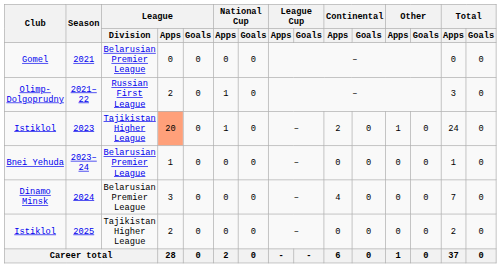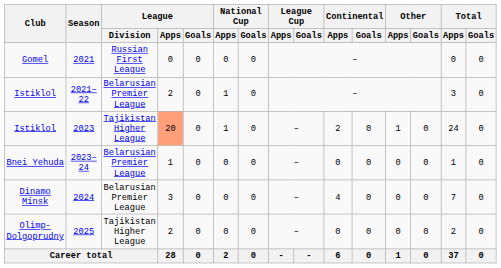(130, 60) Belarusian Premier League -> (130, 60) Russian First League
(35, 94) Olimp-Dolgoprudny -> (35, 94) Istiklol
(130, 94) Russian First League -> (130, 94) Belarusian Premier League
(35, 231) Istiklol -> (35, 231) Olimp-Dolgoprudny
